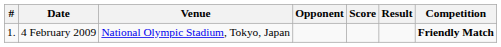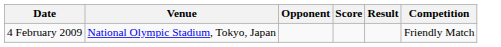- column: (11, 14)
(456, 33) bold -> (439, 33) normal
